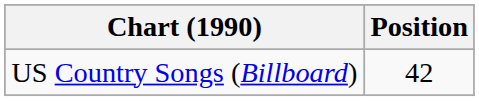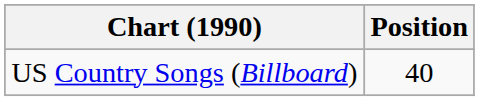(419, 71) 42 -> (419, 71) 40
